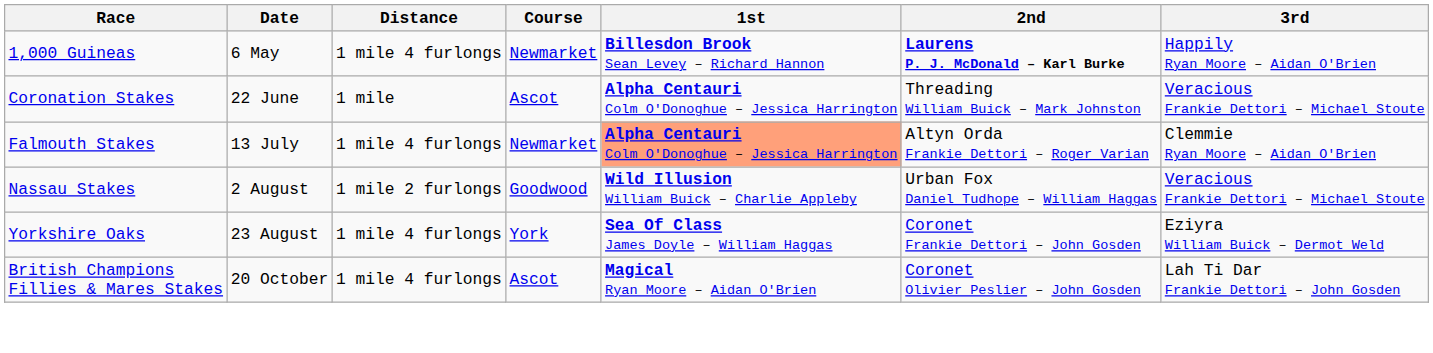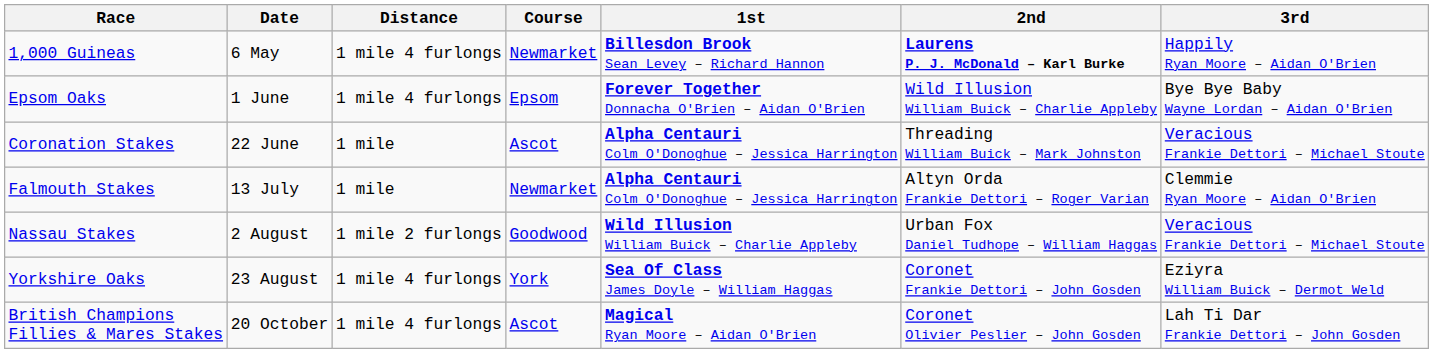+ row: (57, 99)
(419, 144) 1 mile 4 furlongs -> (365, 189) 1 mile
(751, 144) lightsalmon background -> (751, 189) no background
